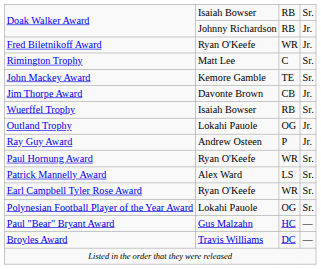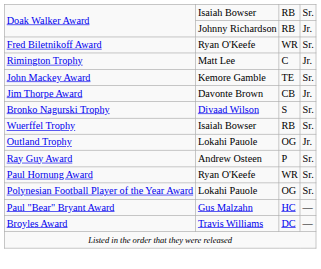(307, 45) Jr. -> (308, 45) Sr.
(308, 61) Sr. -> (307, 61) Jr.
+ row: (58, 110)
(307, 142) Jr. -> (308, 158) Sr.
- row: (57, 175)
- row: (74, 191)
